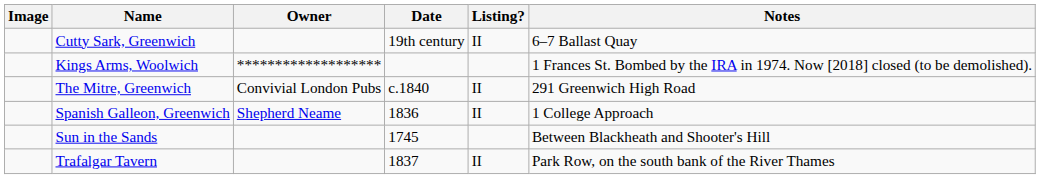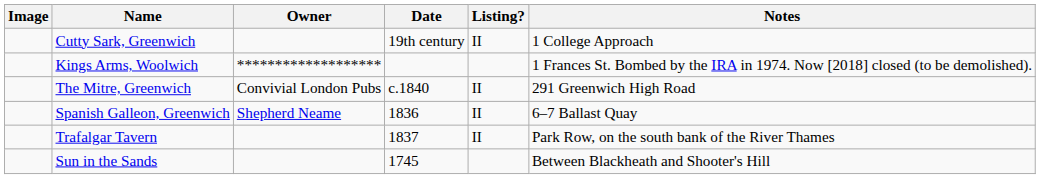(585, 40) 6–7 Ballast Quay -> (593, 40) 1 College Approach
(593, 112) 1 College Approach -> (585, 112) 6–7 Ballast Quay
rows swapped: (106, 137) <-> (106, 161)
